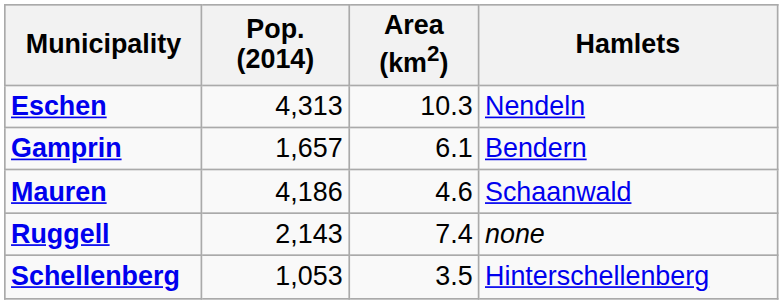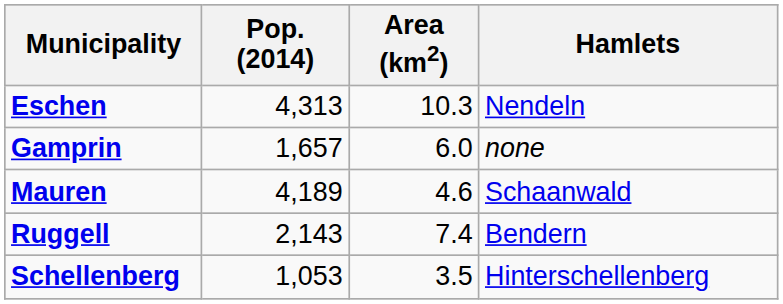(454, 148) 6.1 -> (454, 148) 6.0
(536, 148) Bendern -> (515, 148) none
(309, 191) 4,186 -> (309, 191) 4,189
(515, 233) none -> (536, 233) Bendern
